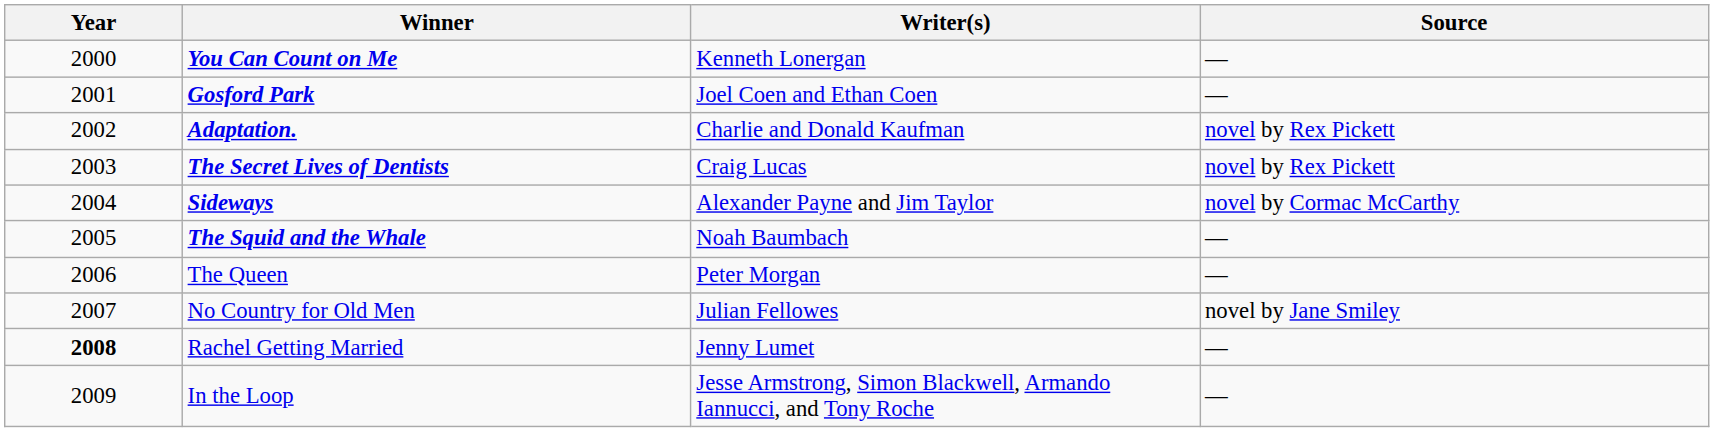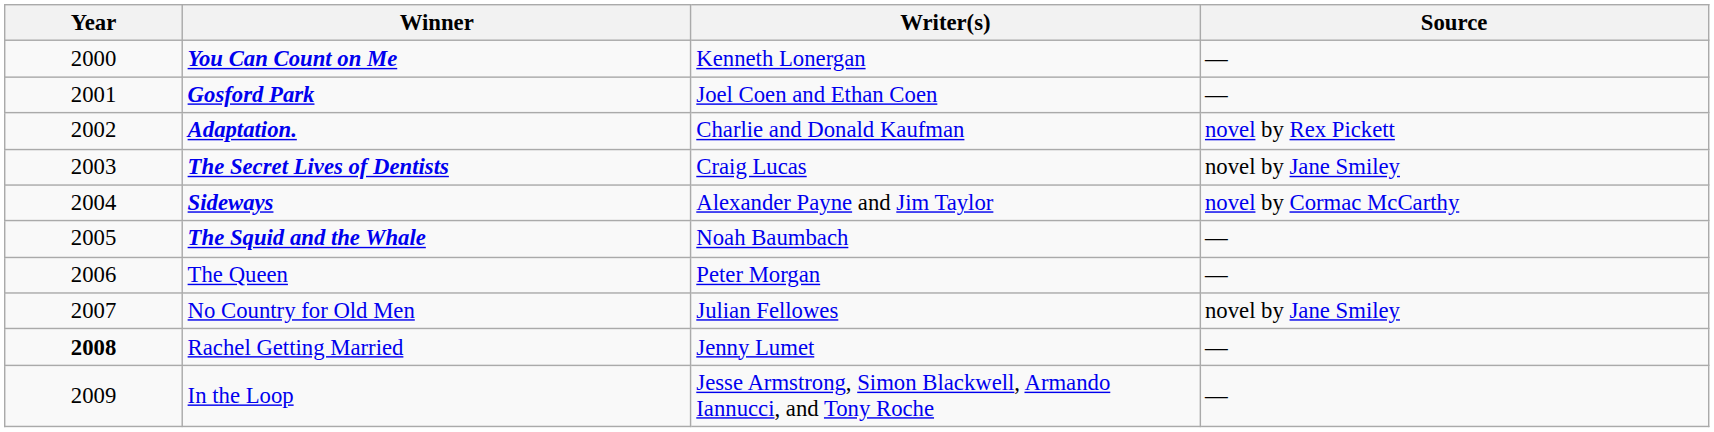(1300, 166) novel by Rex Pickett -> (1302, 166) novel by Jane Smiley
